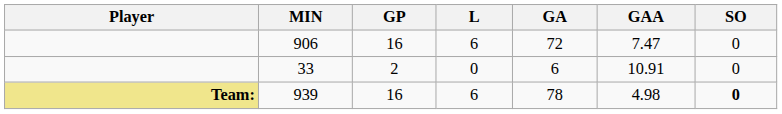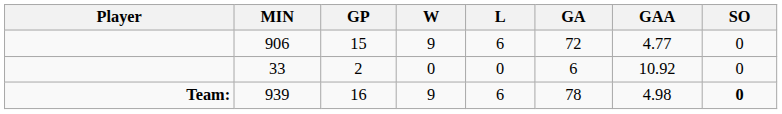+ column: (431, 17)
(394, 43) 16 -> (358, 43) 15
(646, 43) 7.47 -> (657, 43) 4.77
(646, 69) 10.91 -> (657, 69) 10.92
(233, 95) khaki background -> (208, 95) no background
